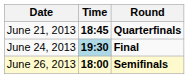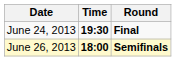- row: (41, 30)
(95, 47) lightblue background -> (95, 30) no background
